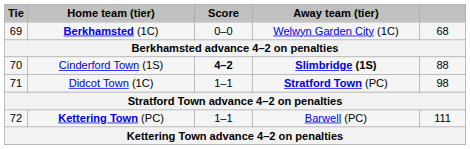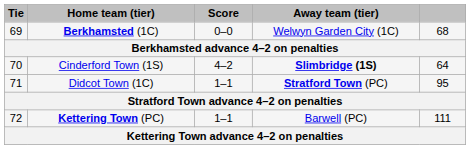(223, 66) bold -> (223, 66) normal
(443, 66) 88 -> (443, 66) 64
(443, 84) 98 -> (443, 84) 95
